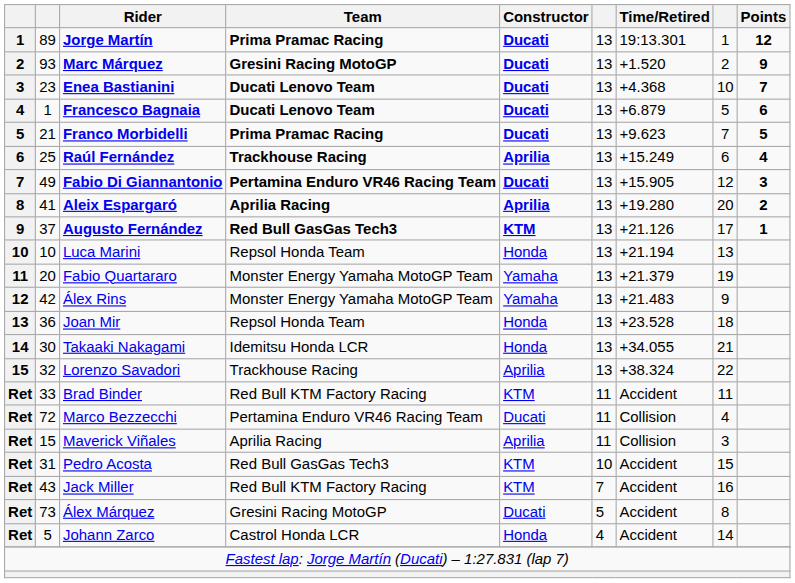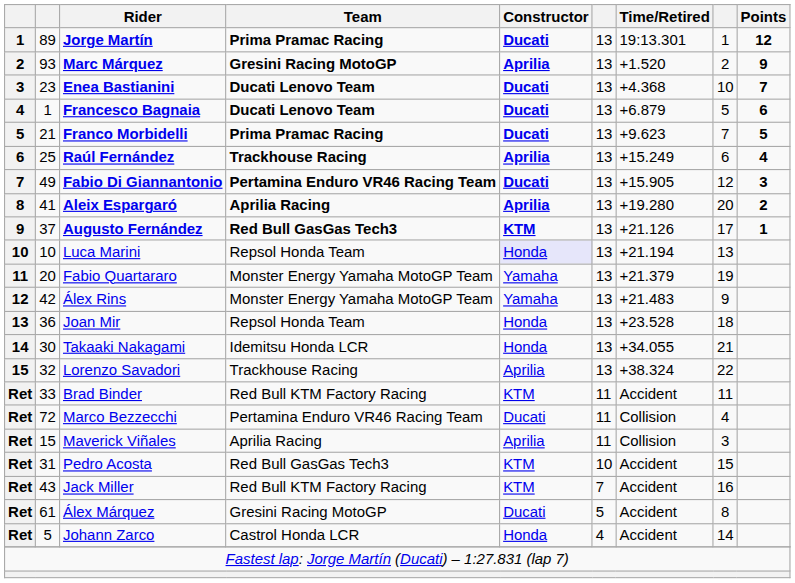(526, 63) Ducati -> (526, 63) Aprilia
(525, 252) no background -> (525, 252) lavender background
(48, 511) 73 -> (48, 511) 61
